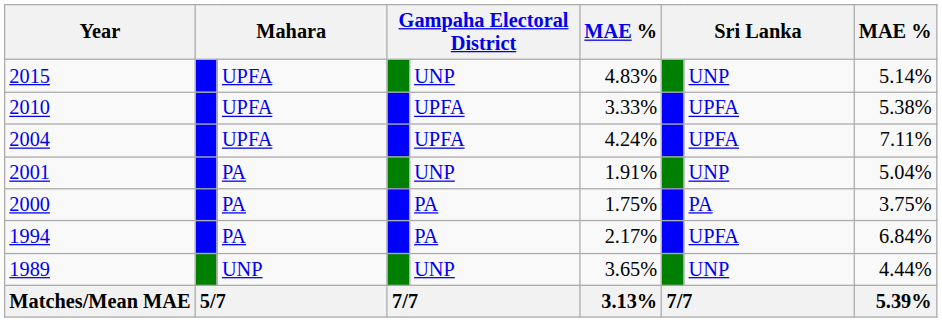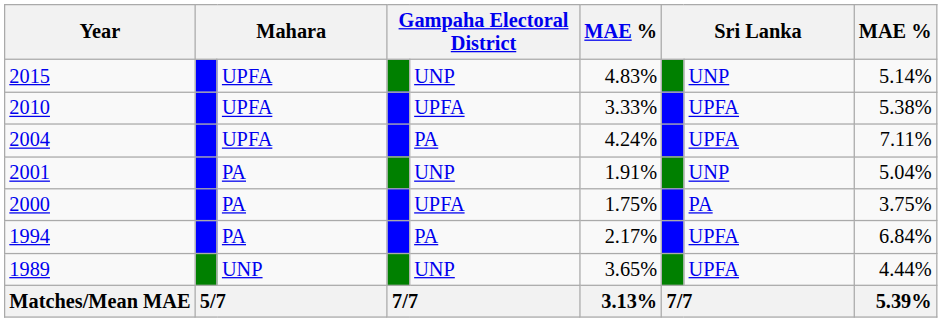(439, 140) UPFA -> (426, 140) PA
(426, 204) PA -> (439, 204) UPFA
(709, 269) UNP -> (714, 269) UPFA
